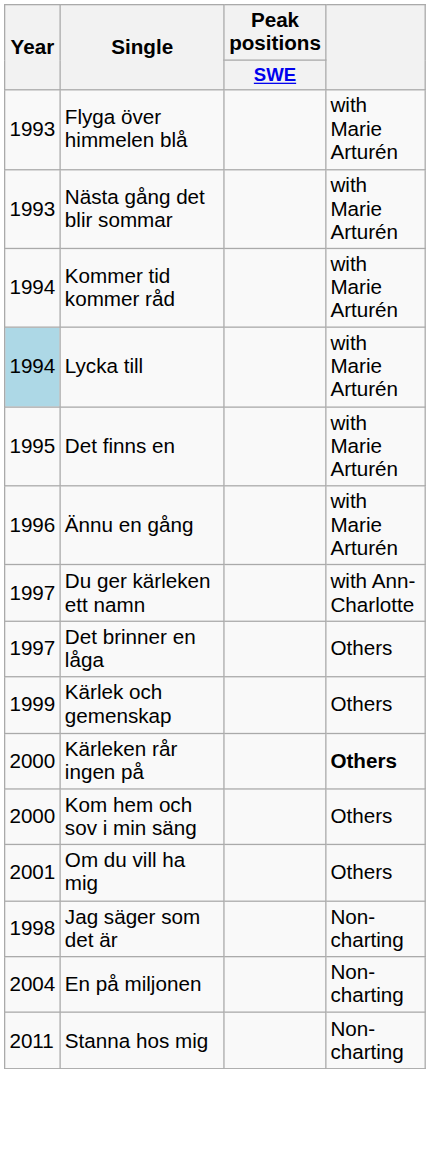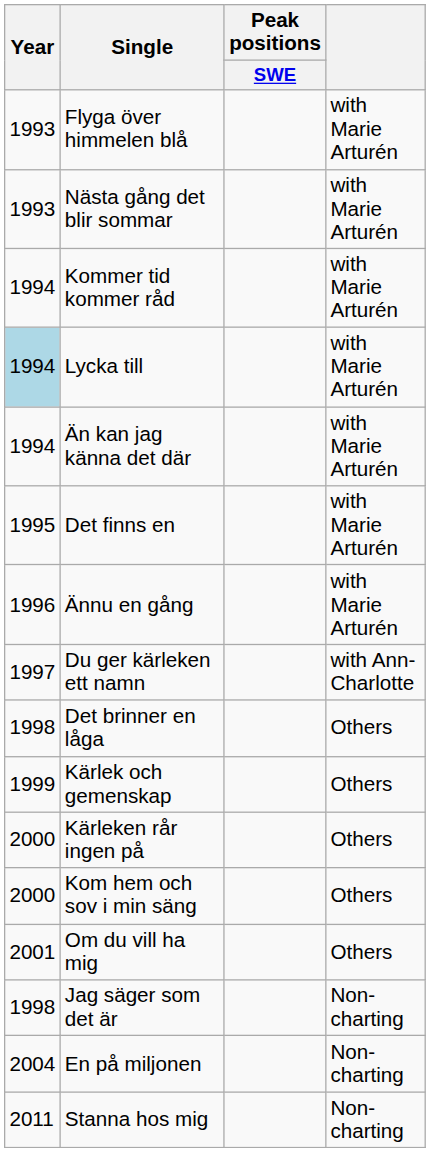+ row: (128, 446)
(32, 648) 1997 -> (32, 727) 1998
(364, 760) bold -> (361, 839) normal
